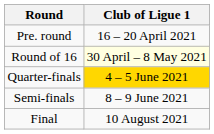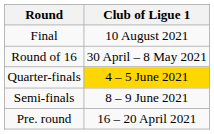rows swapped: (44, 35) <-> (44, 118)
(147, 56) lightyellow background -> (147, 56) no background
